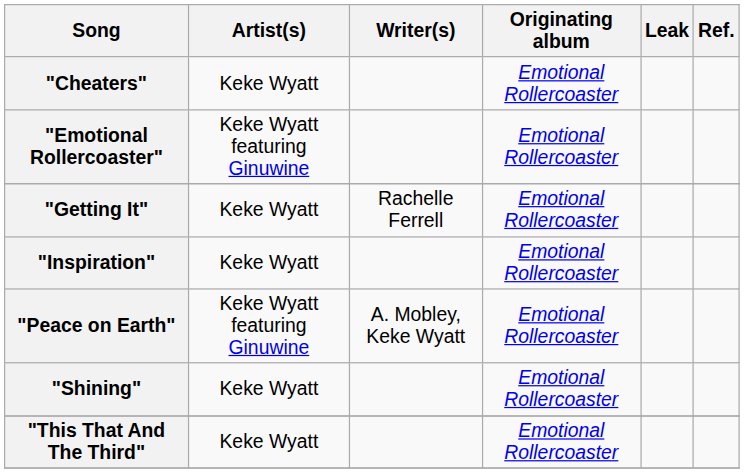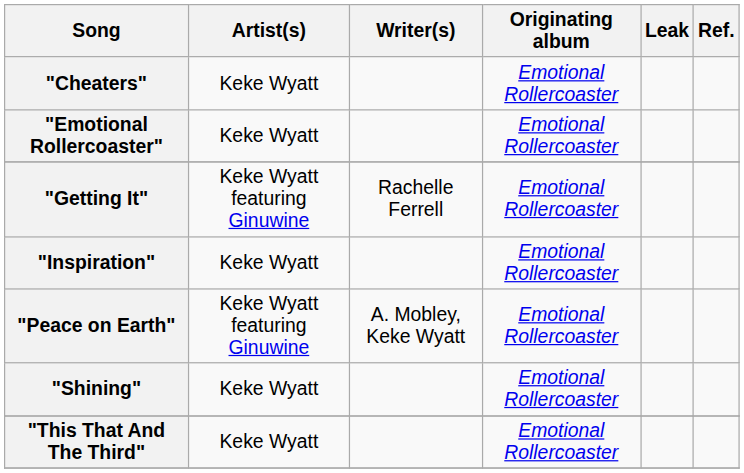(269, 146) Keke Wyatt featuring Ginuwine -> (269, 135) Keke Wyatt
(269, 209) Keke Wyatt -> (269, 199) Keke Wyatt featuring Ginuwine
